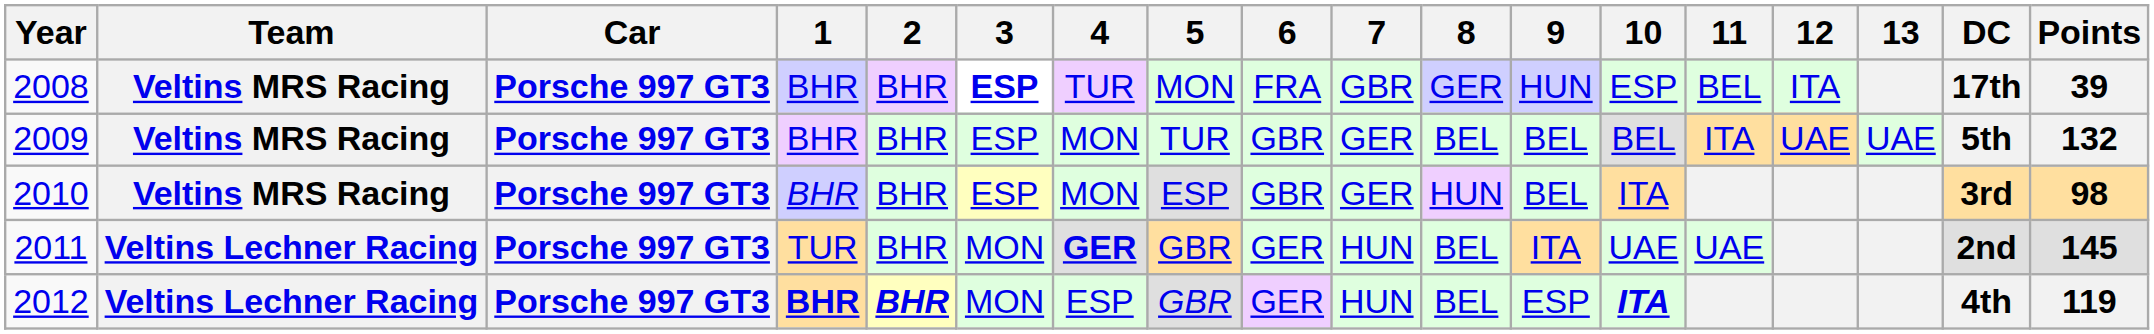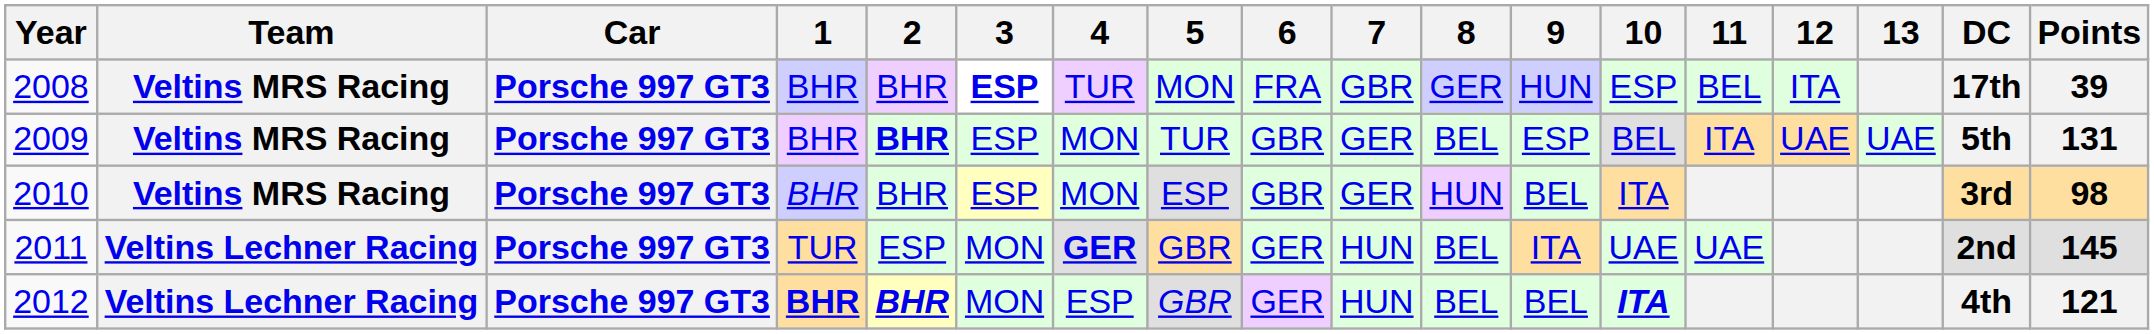(912, 140) normal -> (912, 140) bold
(1556, 140) BEL -> (1556, 140) ESP
(2089, 140) 132 -> (2089, 140) 131
(912, 247) BHR -> (912, 247) ESP
(1556, 301) ESP -> (1556, 301) BEL
(2089, 301) 119 -> (2089, 301) 121
